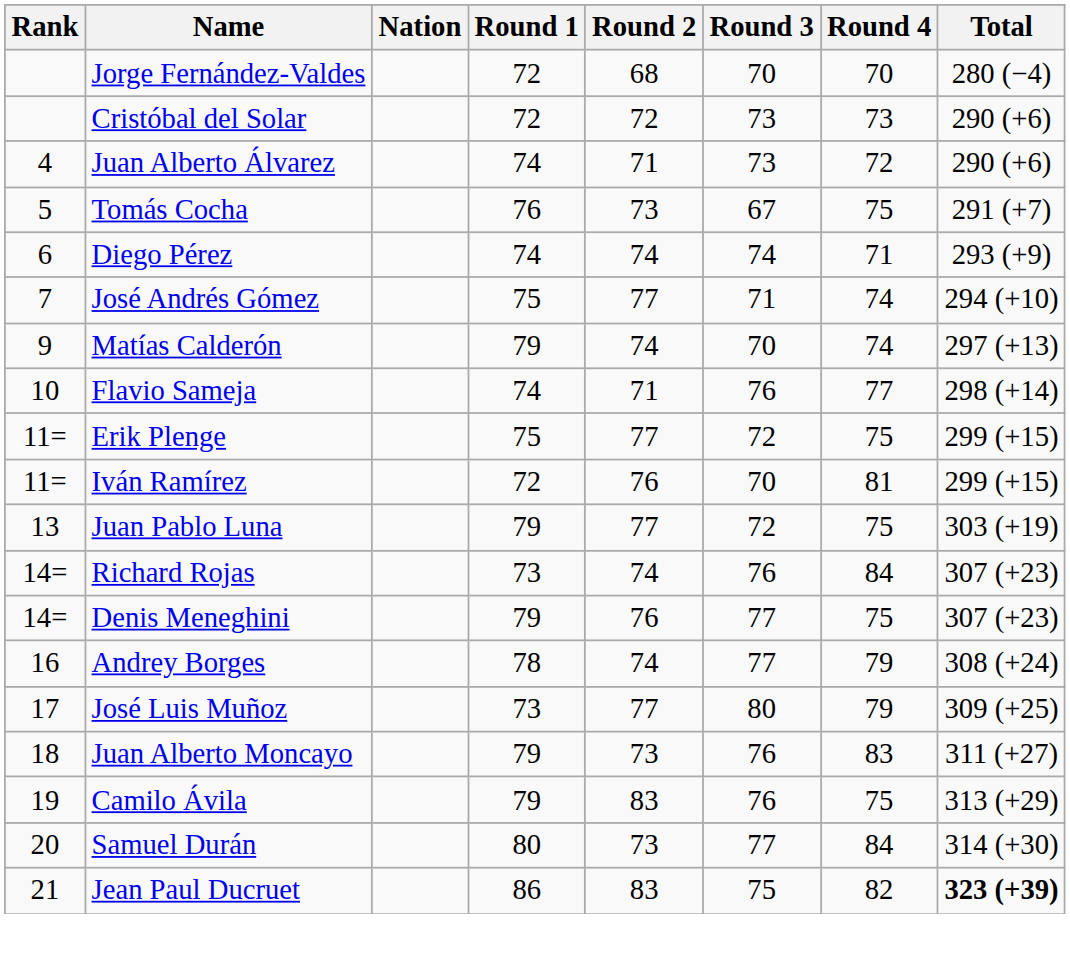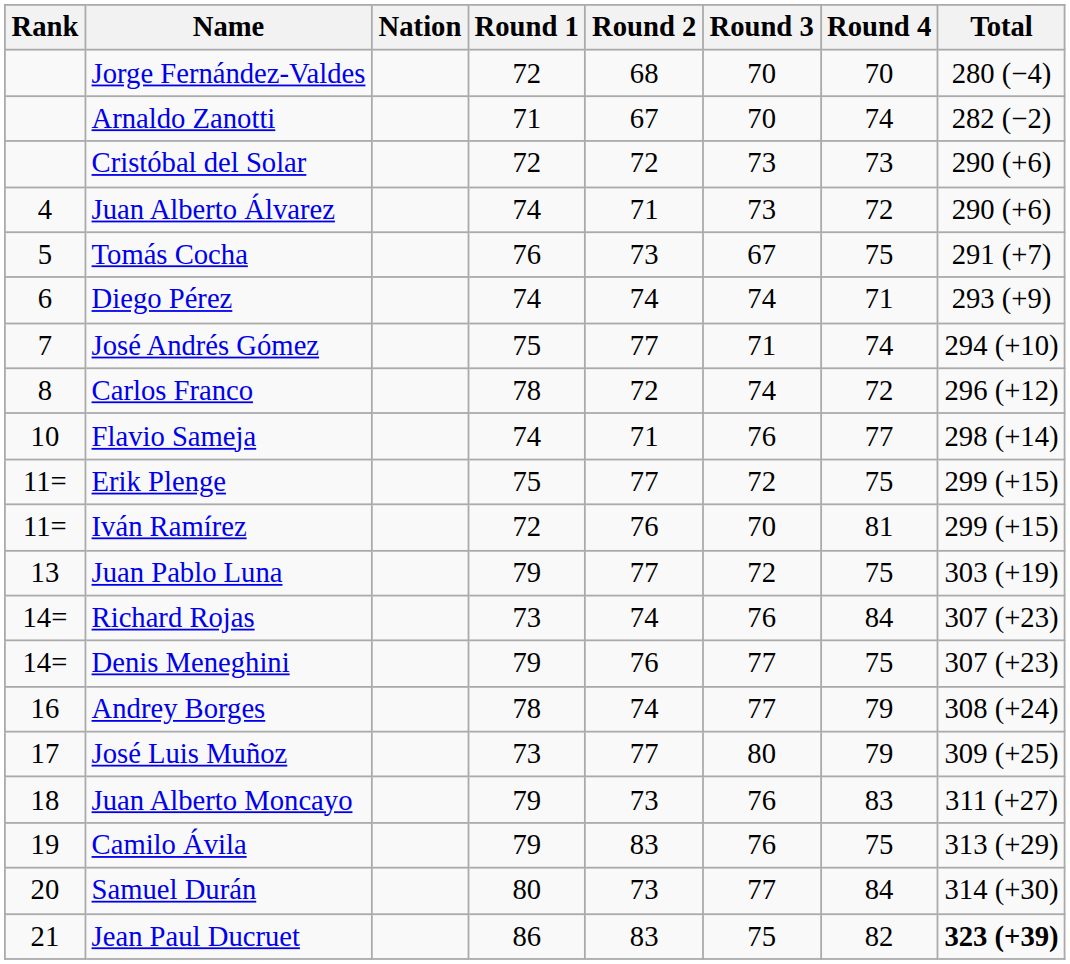+ row: (183, 118)
+ row: (172, 390)
- row: (187, 345)
